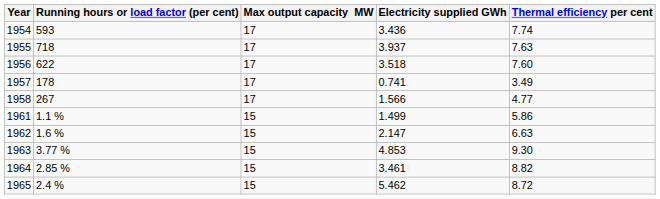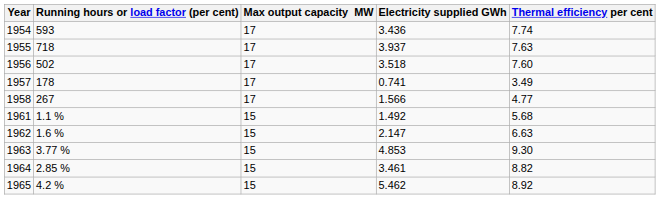(45, 64) 622 -> (45, 64) 502
(392, 116) 1.499 -> (392, 116) 1.492
(522, 116) 5.86 -> (522, 116) 5.68
(50, 185) 2.4 % -> (50, 185) 4.2 %
(522, 185) 8.72 -> (522, 185) 8.92
